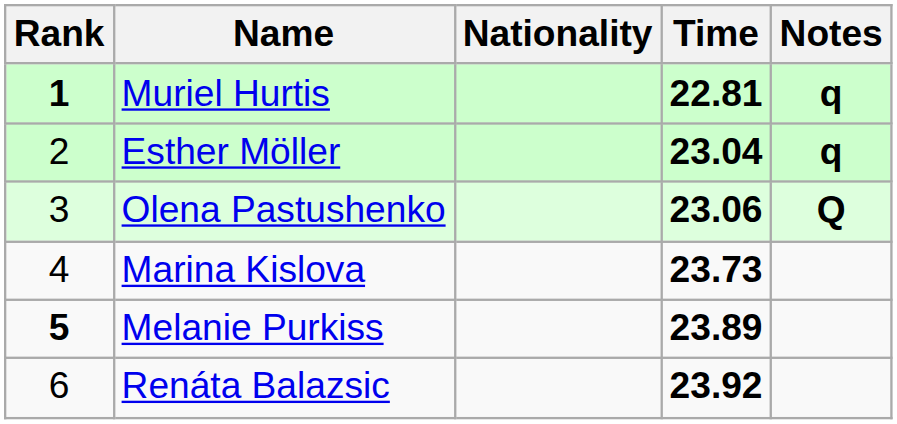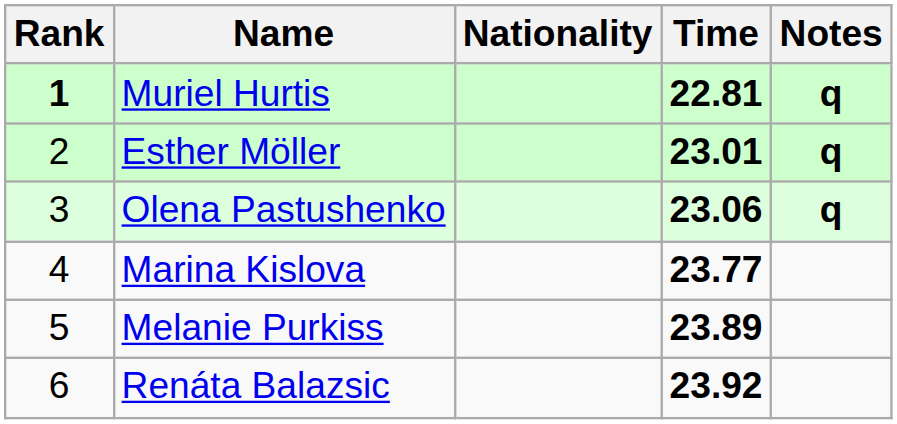(716, 151) 23.04 -> (716, 151) 23.01
(831, 210) Q -> (831, 210) q
(716, 269) 23.73 -> (716, 269) 23.77
(59, 328) bold -> (59, 328) normal
